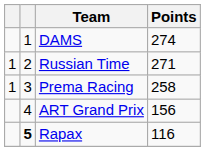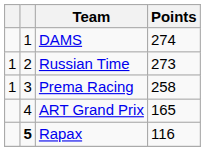(163, 63) 271 -> (163, 63) 273
(163, 110) 156 -> (163, 110) 165
